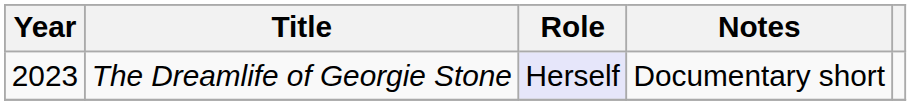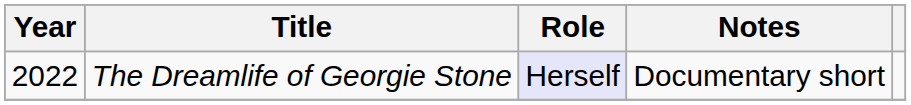(45, 75) 2023 -> (45, 75) 2022
